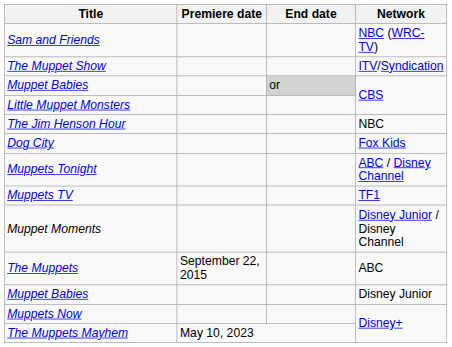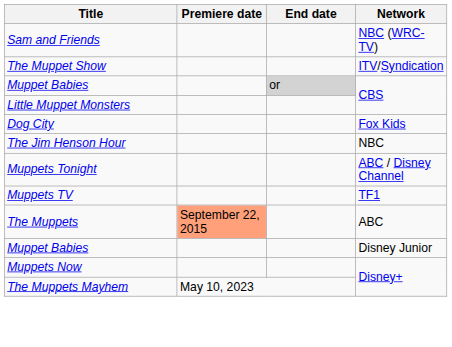rows swapped: (66, 124) <-> (30, 143)
- row: (54, 228)
(220, 268) no background -> (220, 221) lightsalmon background
